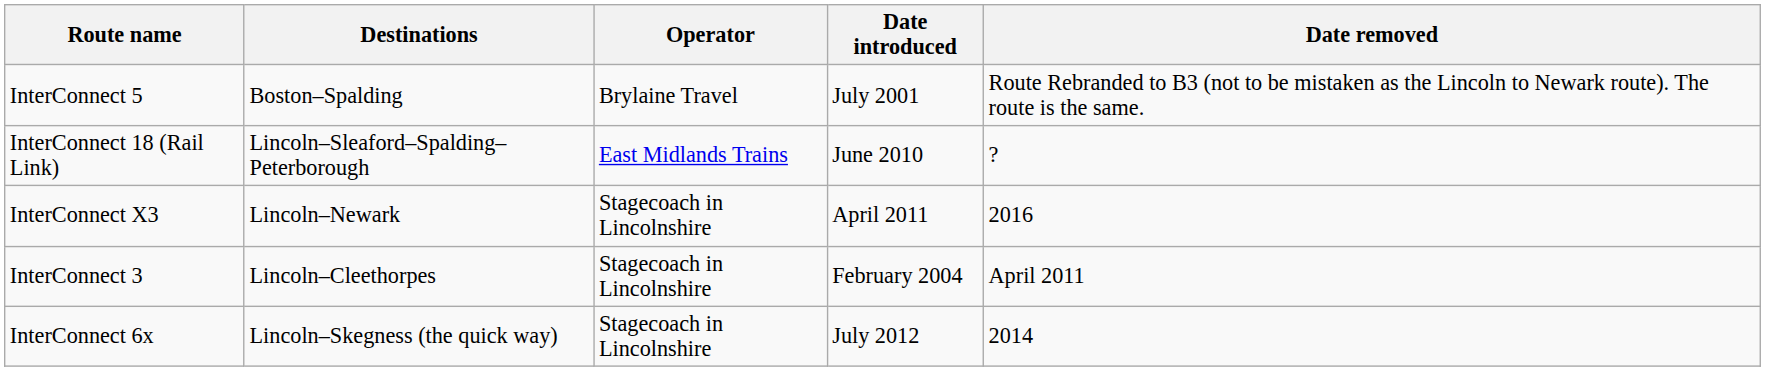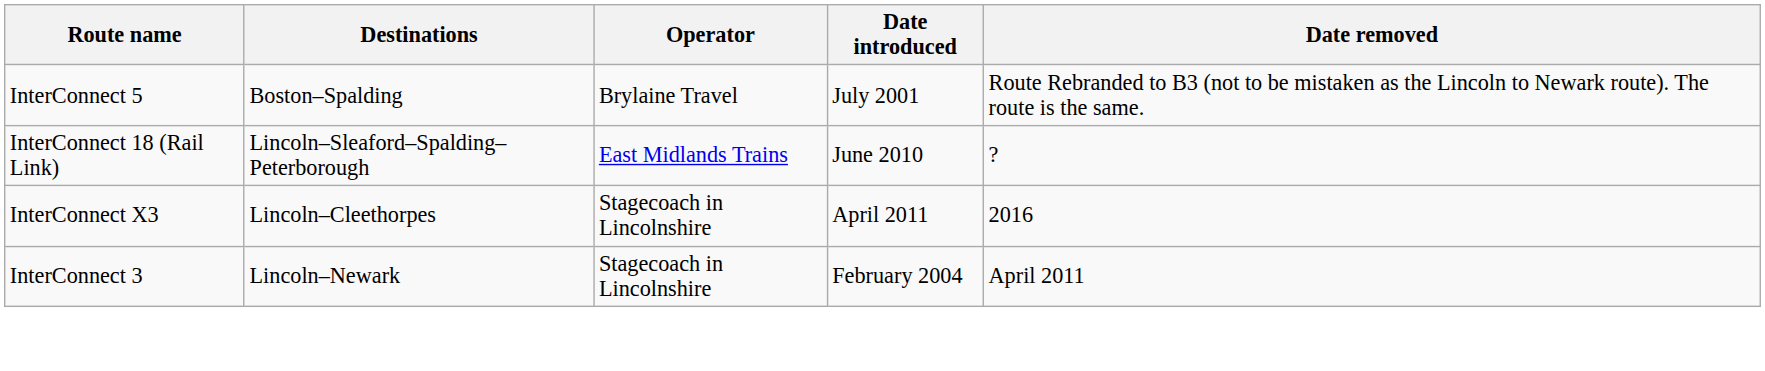(325, 215) Lincoln–Newark -> (343, 215) Lincoln–Cleethorpes
(343, 275) Lincoln–Cleethorpes -> (325, 275) Lincoln–Newark
- row: (82, 336)
